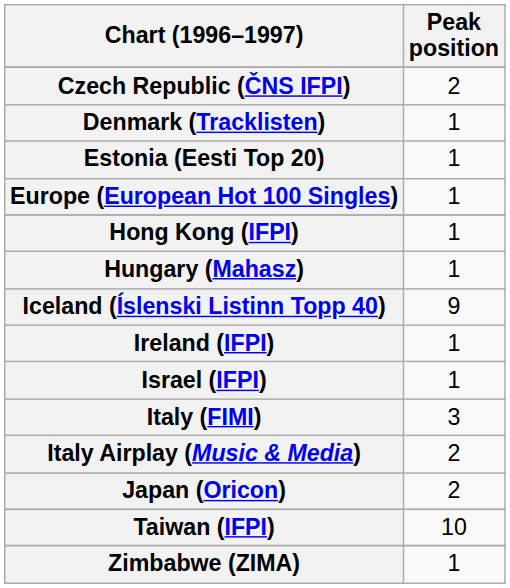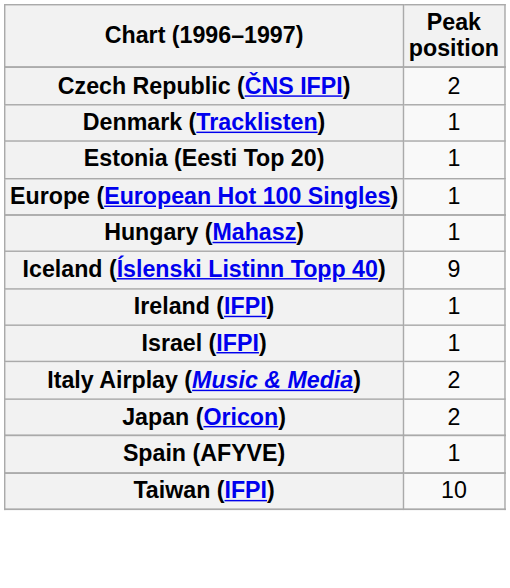- row: (204, 232)
- row: (204, 416)
+ row: (204, 453)
- row: (204, 564)
